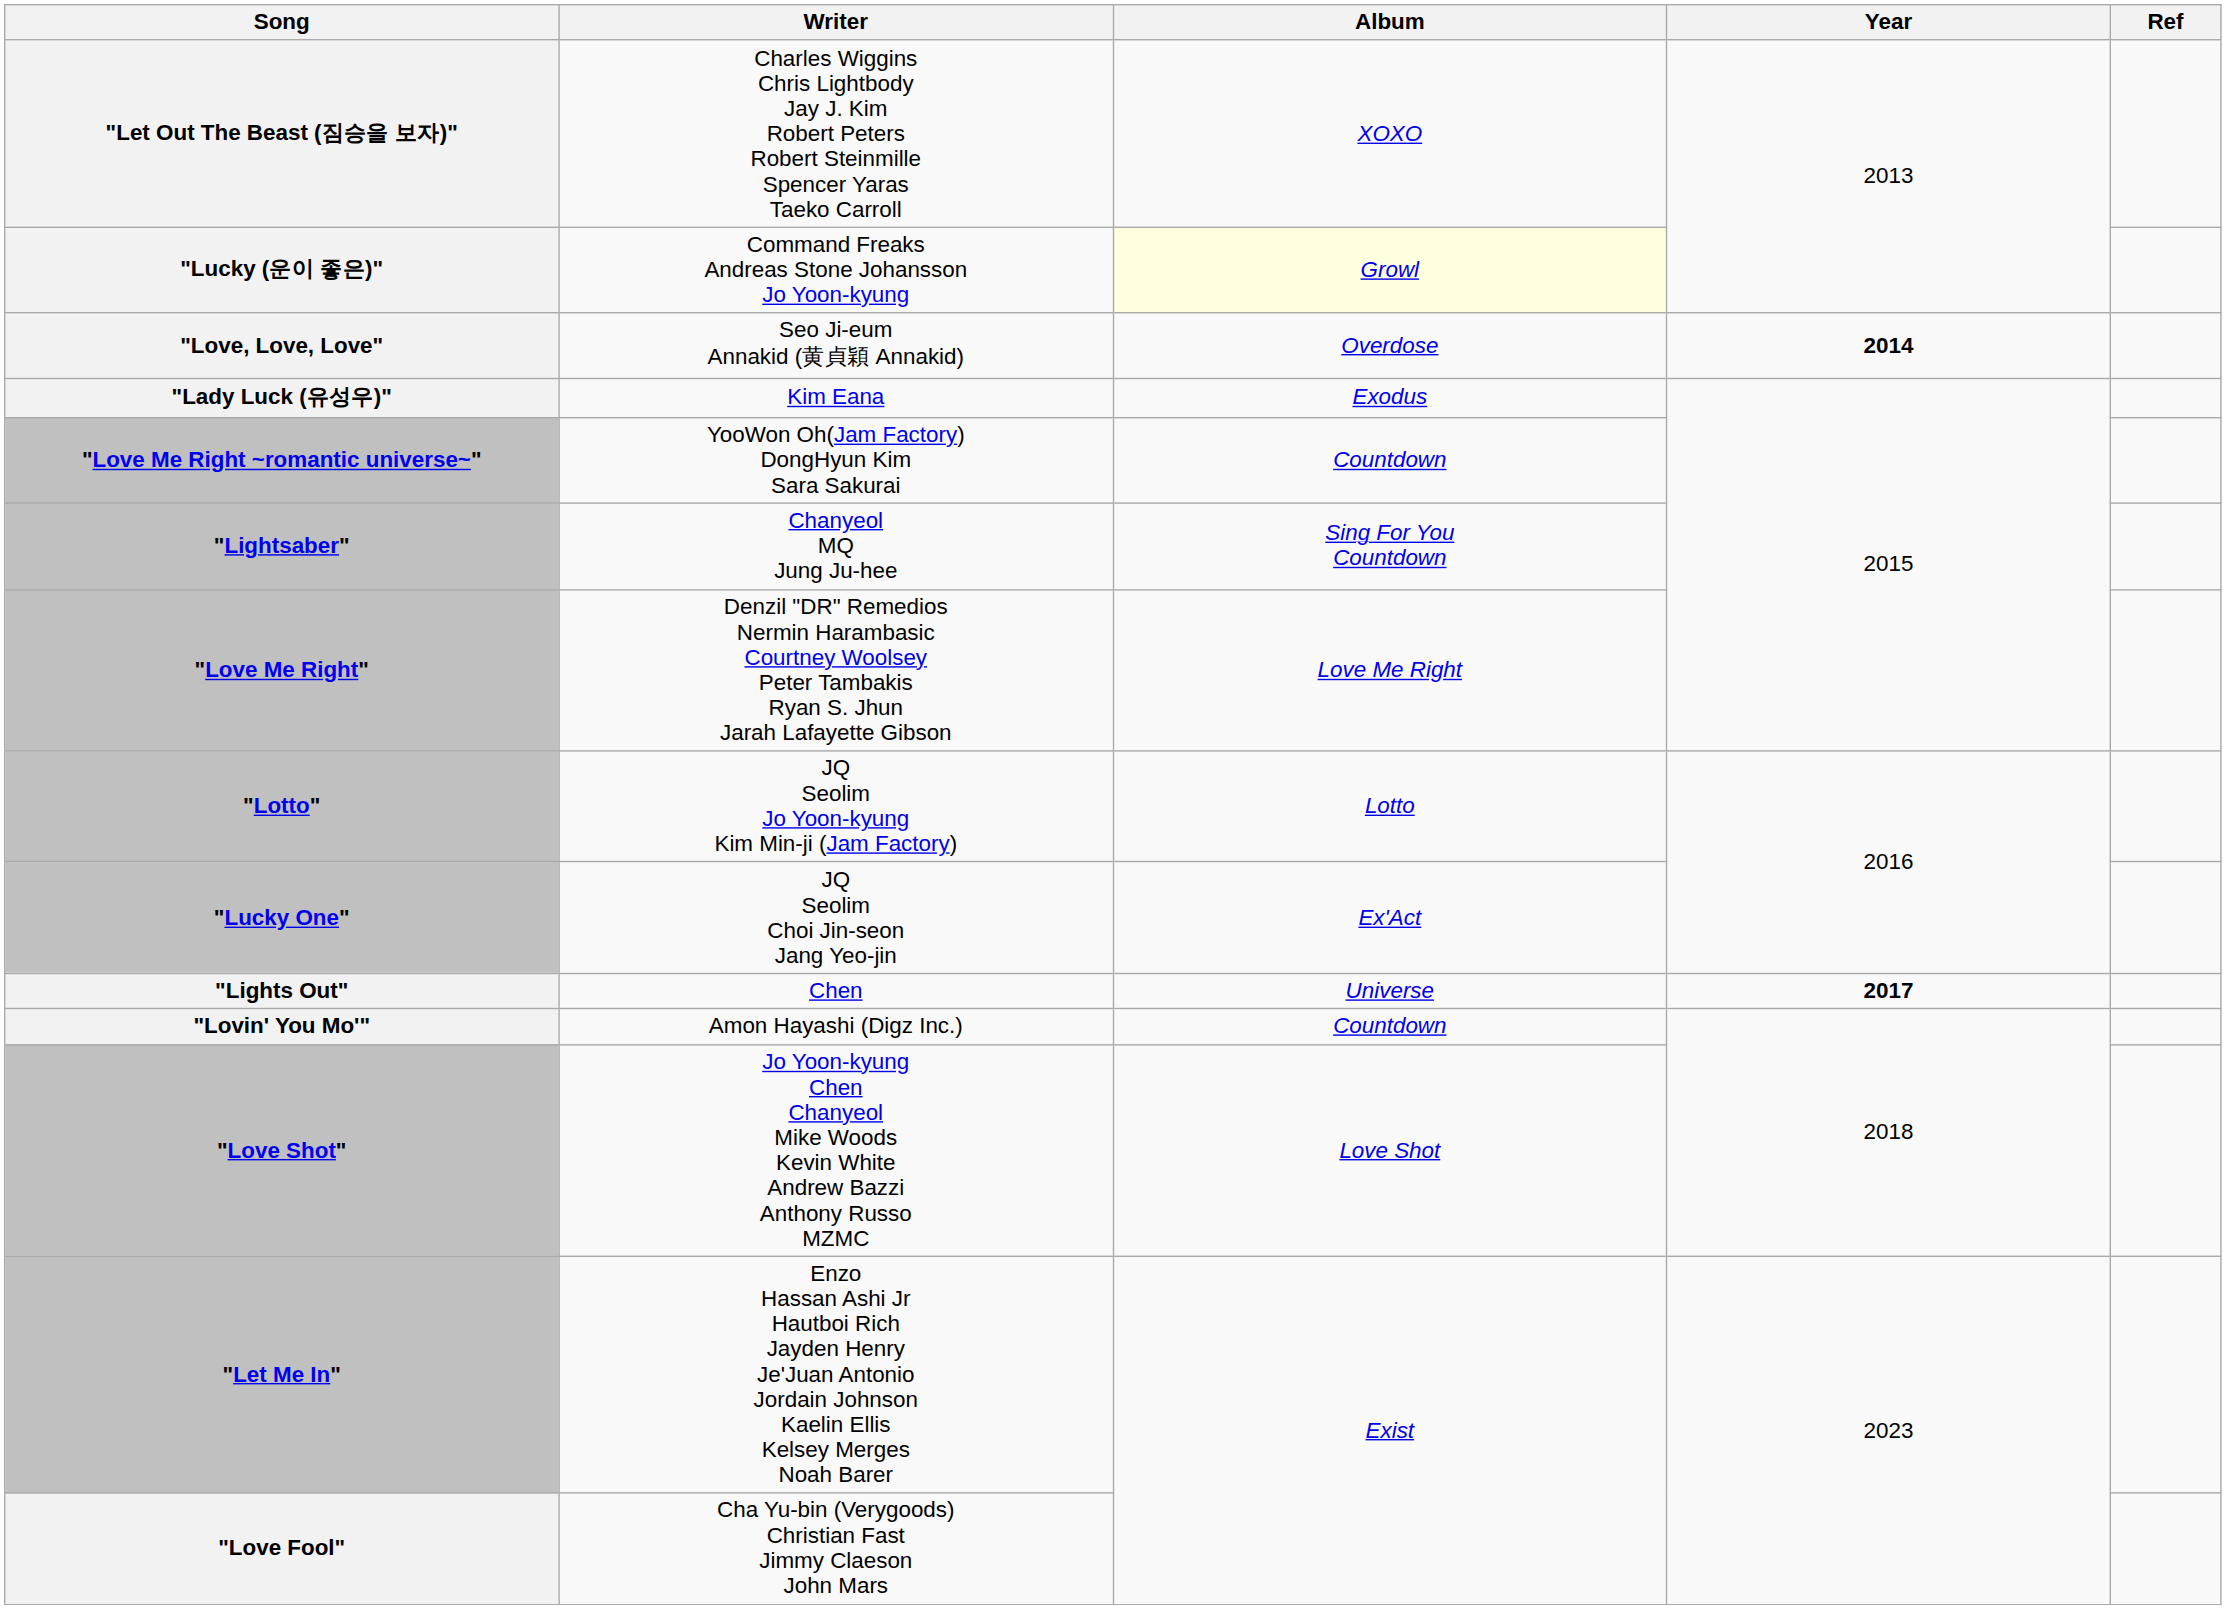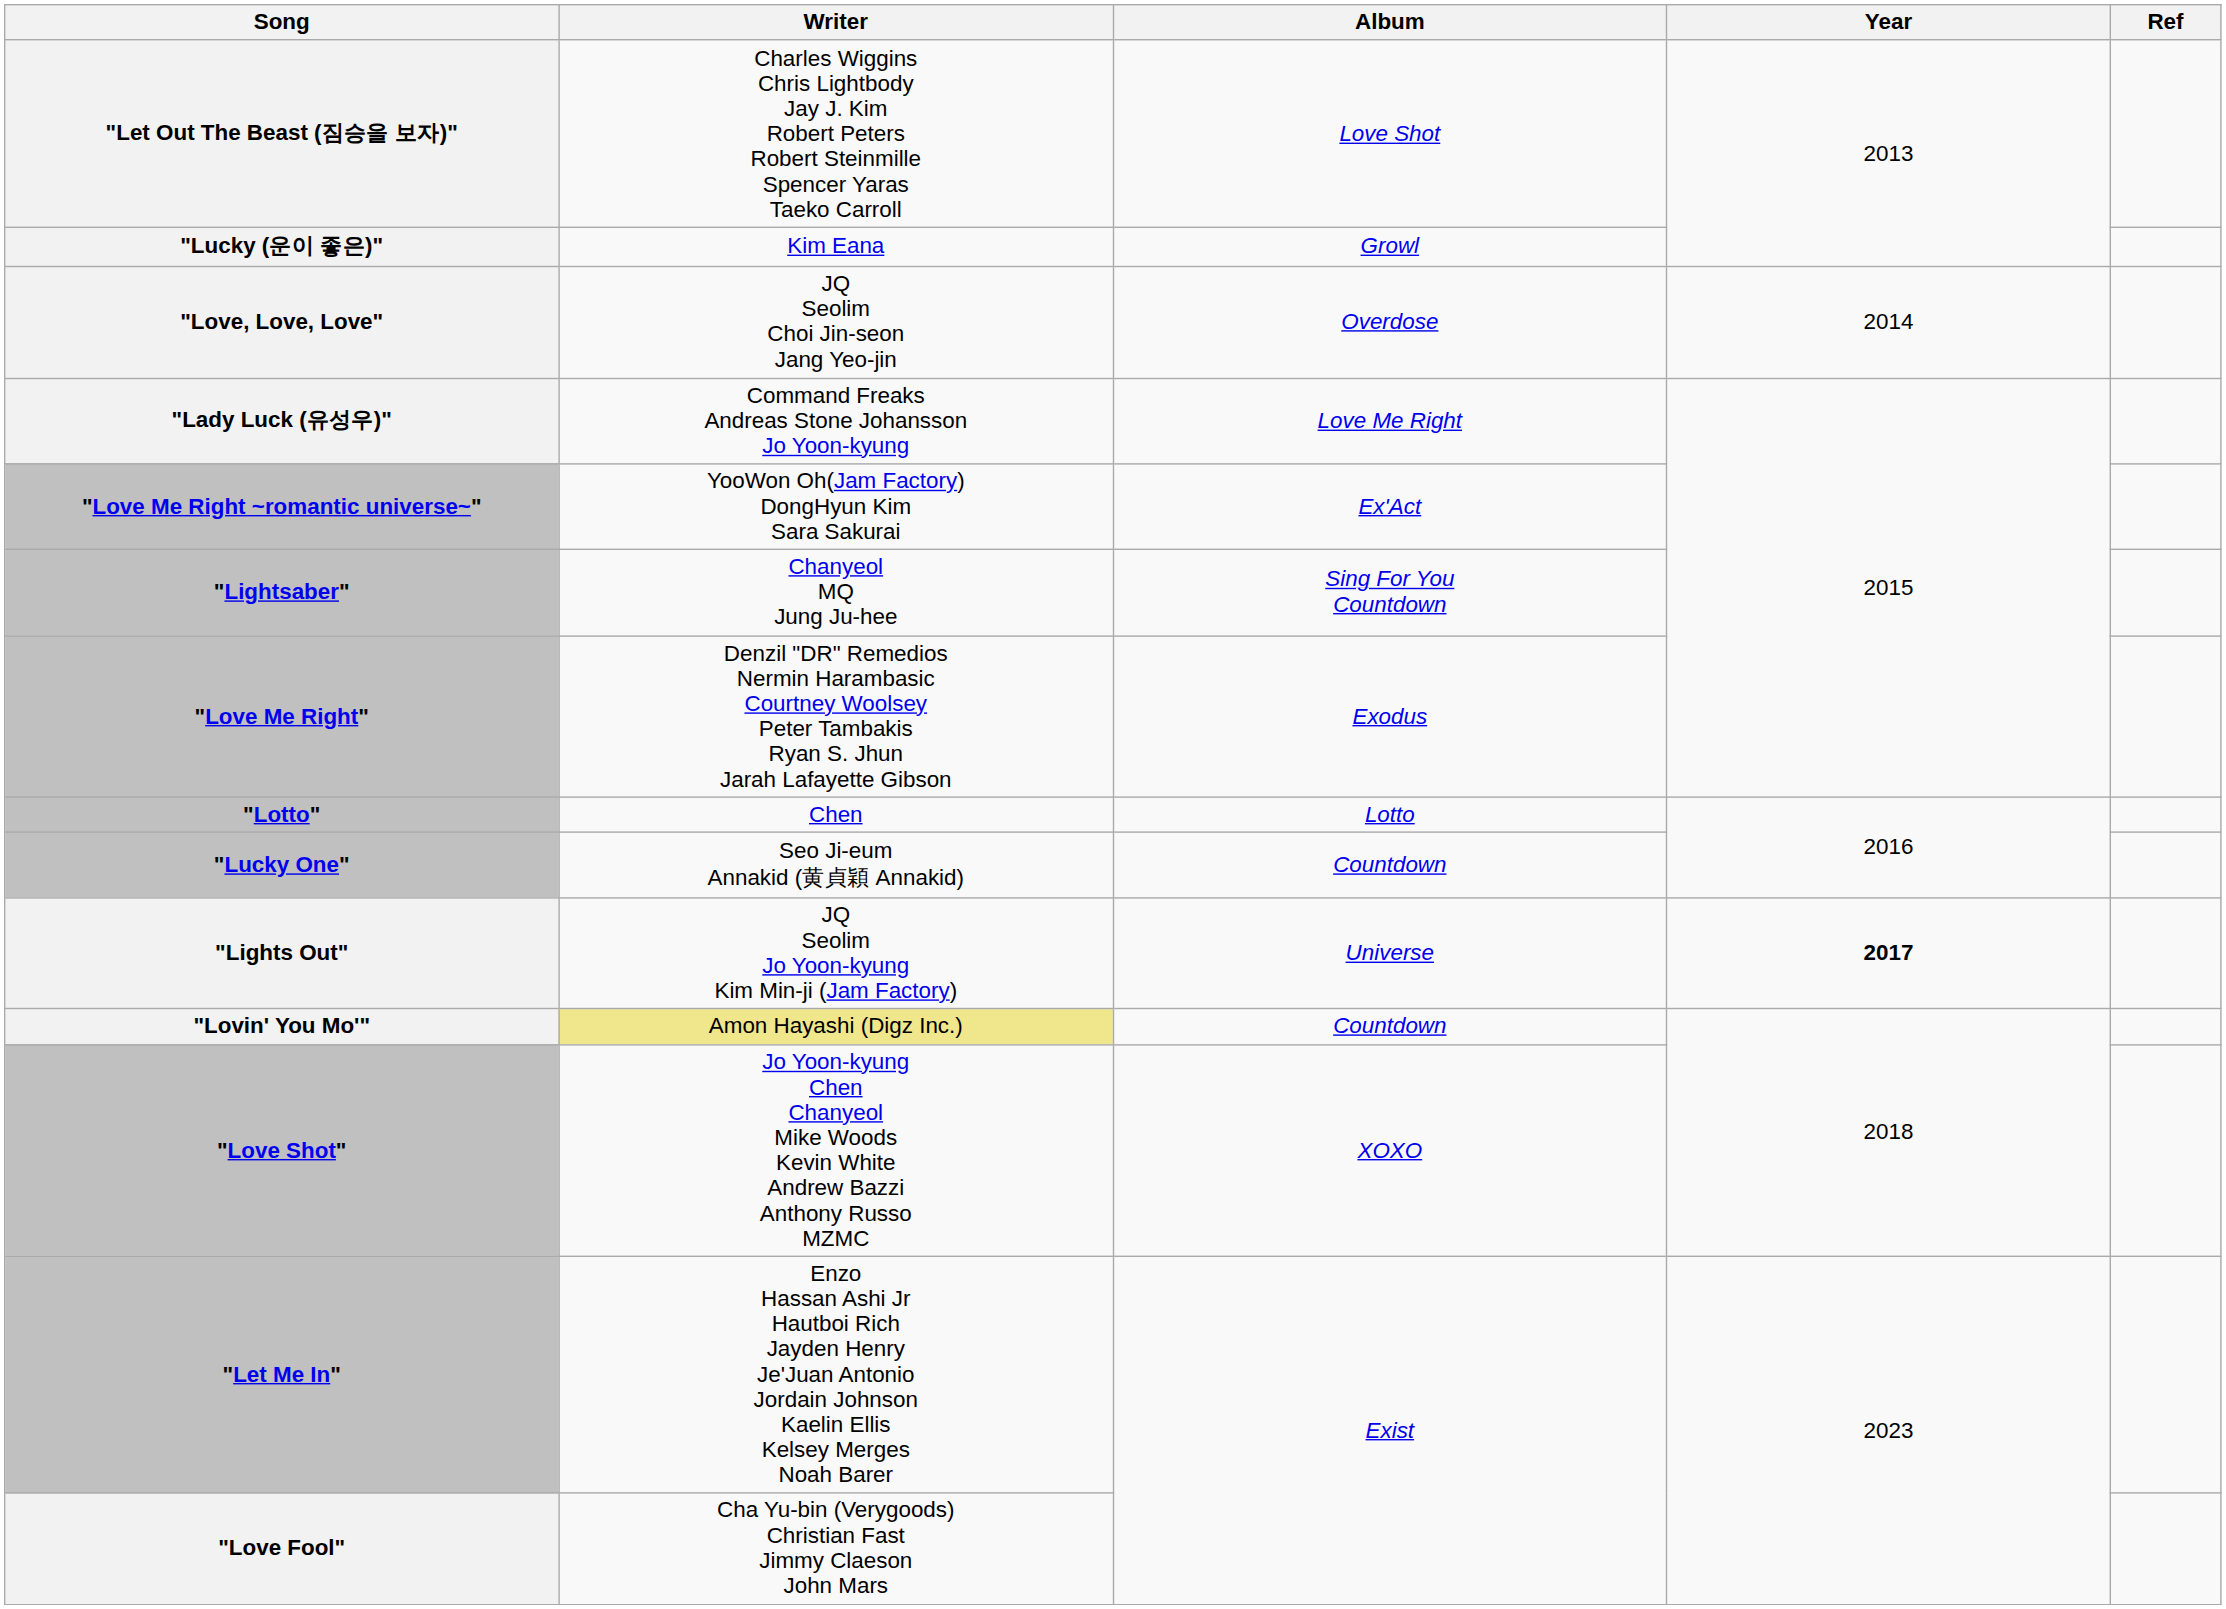(1390, 133) XOXO -> (1390, 133) Love Shot
(836, 269) Command Freaks Andreas Stone Johansson Jo Yoon-kyung -> (836, 246) Kim Eana
(1390, 269) lightyellow background -> (1390, 246) no background
(836, 343) Seo Ji-eum Annakid (黄貞穎 Annakid) -> (836, 322) JQ Seolim Choi Jin-seon Jang Yeo-jin
(1888, 345) bold -> (1888, 322) normal
(836, 397) Kim Eana -> (836, 420) Command Freaks Andreas Stone Johansson Jo Yoon-kyung
(1390, 397) Exodus -> (1390, 420) Love Me Right
(1390, 460) Countdown -> (1390, 506) Ex'Act
(1390, 669) Love Me Right -> (1390, 716) Exodus
(836, 806) JQ Seolim Jo Yoon-kyung Kim Min-ji (Jam Factory) -> (836, 814) Chen
(836, 917) JQ Seolim Choi Jin-seon Jang Yeo-jin -> (836, 863) Seo Ji-eum Annakid (黄貞穎 Annakid)
(1390, 917) Ex'Act -> (1390, 864) Countdown
(836, 990) Chen -> (836, 952) JQ Seolim Jo Yoon-kyung Kim Min-ji (Jam Factory)
(836, 1026) no background -> (836, 1026) khaki background
(1390, 1149) Love Shot -> (1390, 1149) XOXO
